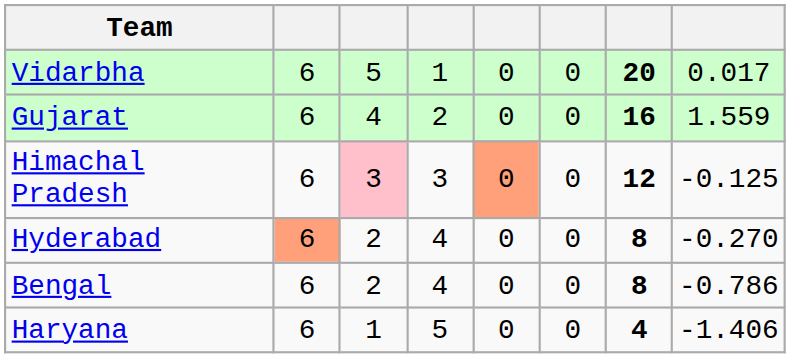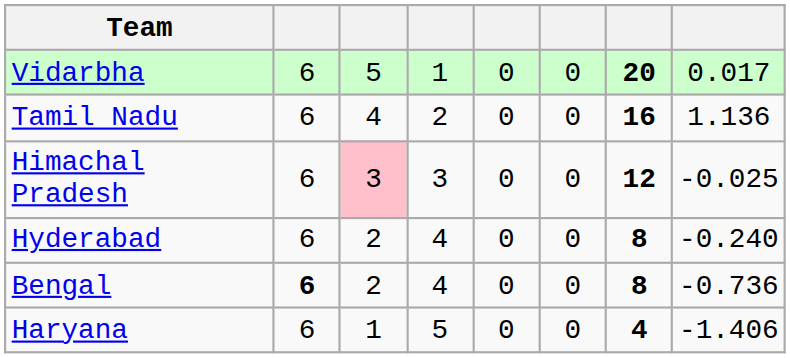- row: (70, 118)
+ row: (95, 118)
(506, 179) lightsalmon background -> (506, 179) no background
(729, 179) -0.125 -> (729, 179) -0.025
(307, 240) lightsalmon background -> (307, 240) no background
(729, 240) -0.270 -> (729, 240) -0.240
(307, 285) normal -> (307, 285) bold
(729, 285) -0.786 -> (729, 285) -0.736
